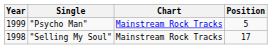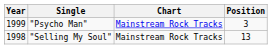(246, 24) 5 -> (246, 24) 3
(246, 37) 17 -> (246, 37) 13
